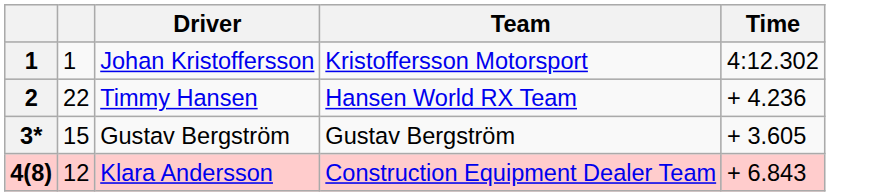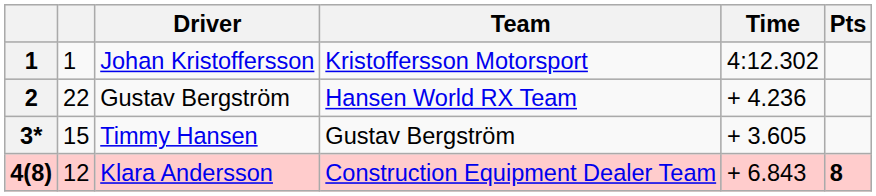+ column: (848, 24)
(179, 98) Timmy Hansen -> (195, 98) Gustav Bergström
(195, 136) Gustav Bergström -> (179, 136) Timmy Hansen
